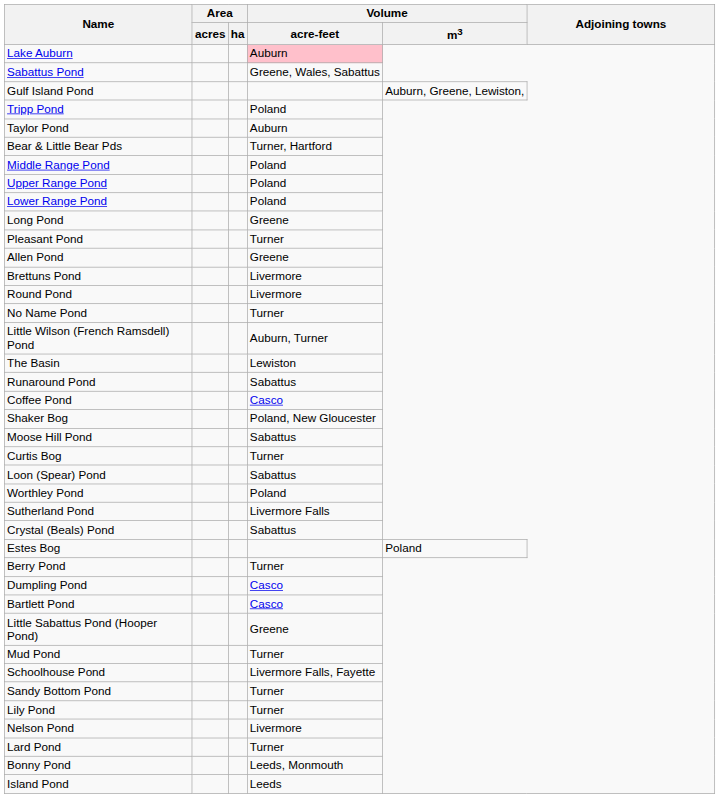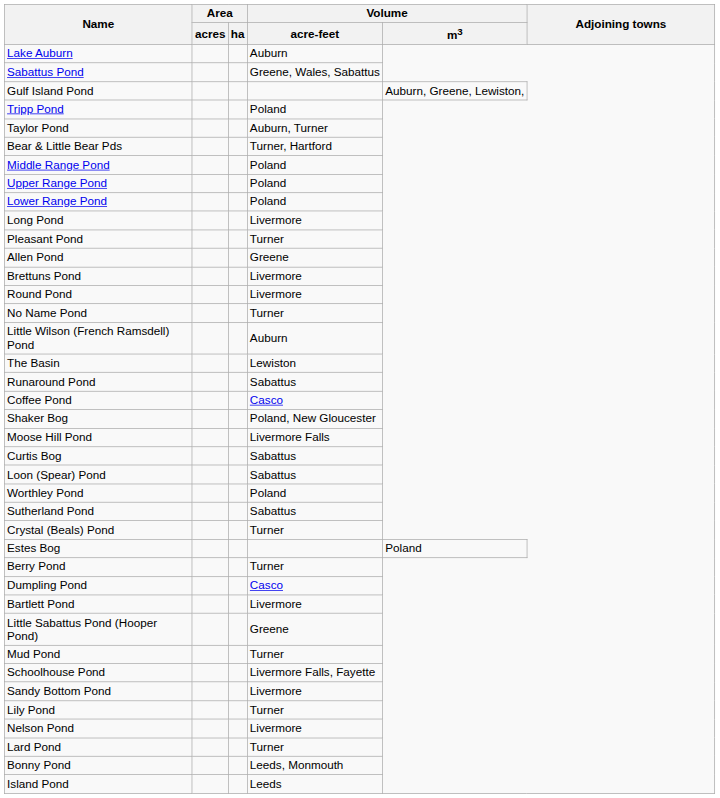(269, 53) pink background -> (269, 53) no background
(269, 128) Auburn -> (289, 128) Auburn, Turner
(269, 220) Greene -> (276, 220) Livermore
(289, 338) Auburn, Turner -> (269, 338) Auburn
(273, 437) Sabattus -> (290, 437) Livermore Falls
(267, 456) Turner -> (273, 456) Sabattus
(290, 511) Livermore Falls -> (273, 511) Sabattus
(273, 530) Sabattus -> (267, 530) Turner
(266, 604) Casco -> (276, 604) Livermore
(267, 691) Turner -> (276, 691) Livermore
